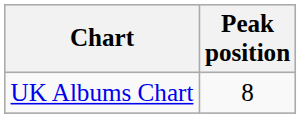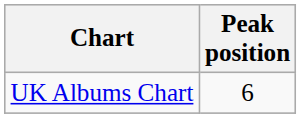(248, 92) 8 -> (248, 92) 6
